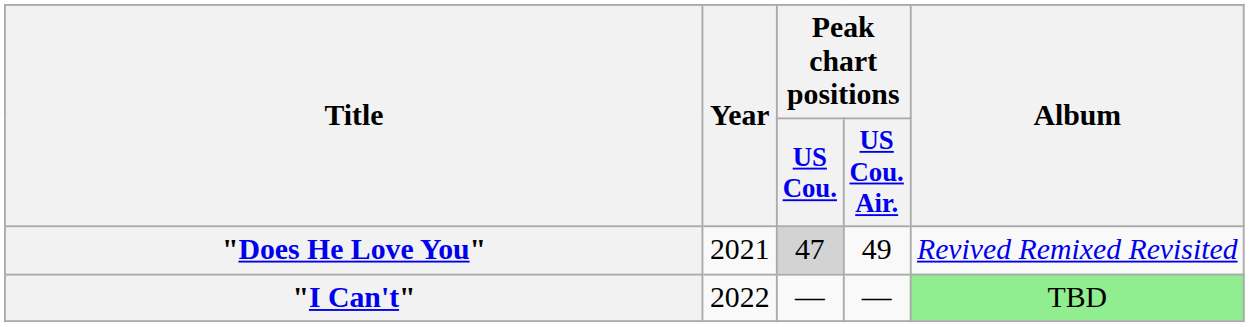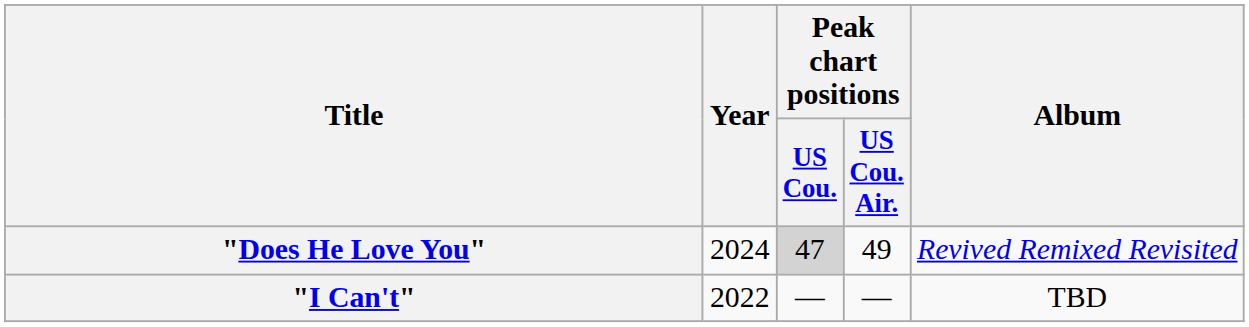(740, 249) 2021 -> (740, 249) 2024
(1077, 296) lightgreen background -> (1077, 296) no background
